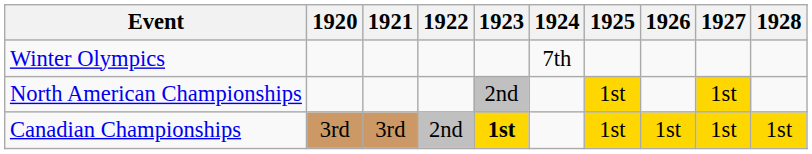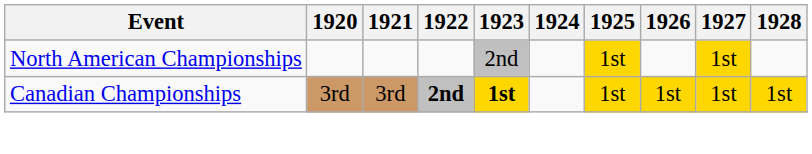- row: (87, 58)
(446, 129) normal -> (446, 93) bold
